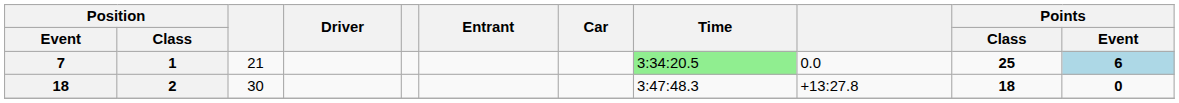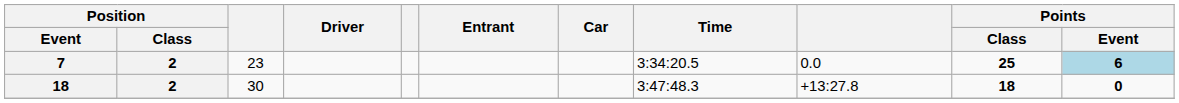(172, 63) 1 -> (172, 63) 2
(255, 63) 21 -> (255, 63) 23
(668, 63) lightgreen background -> (668, 63) no background
